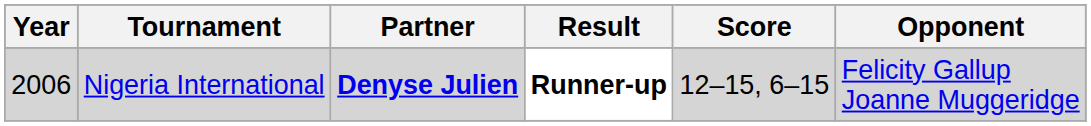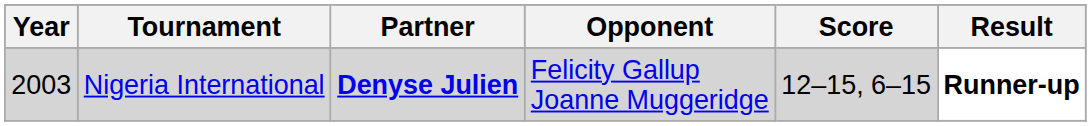columns swapped: (961, 27) <-> (599, 27)
(41, 84) 2006 -> (41, 84) 2003
